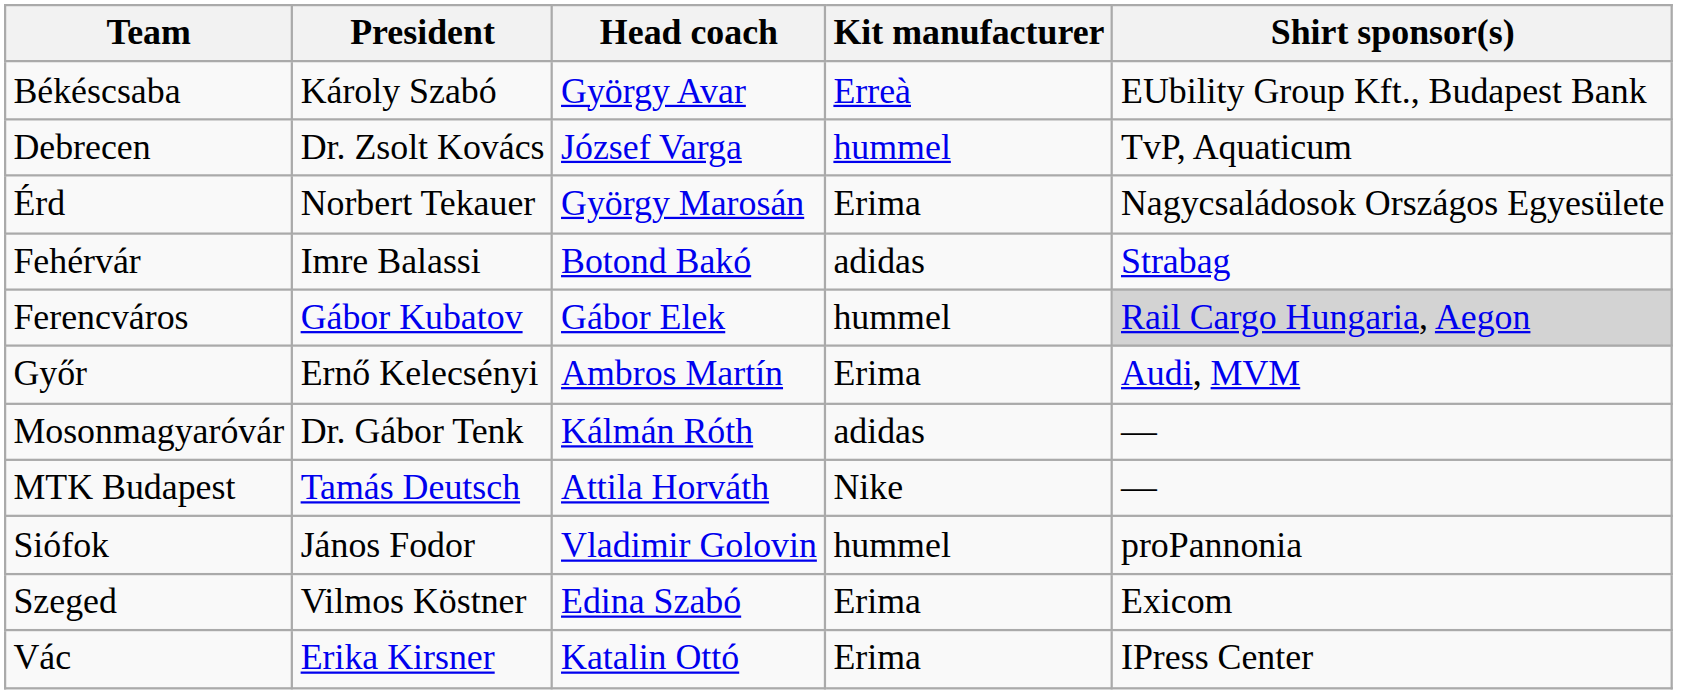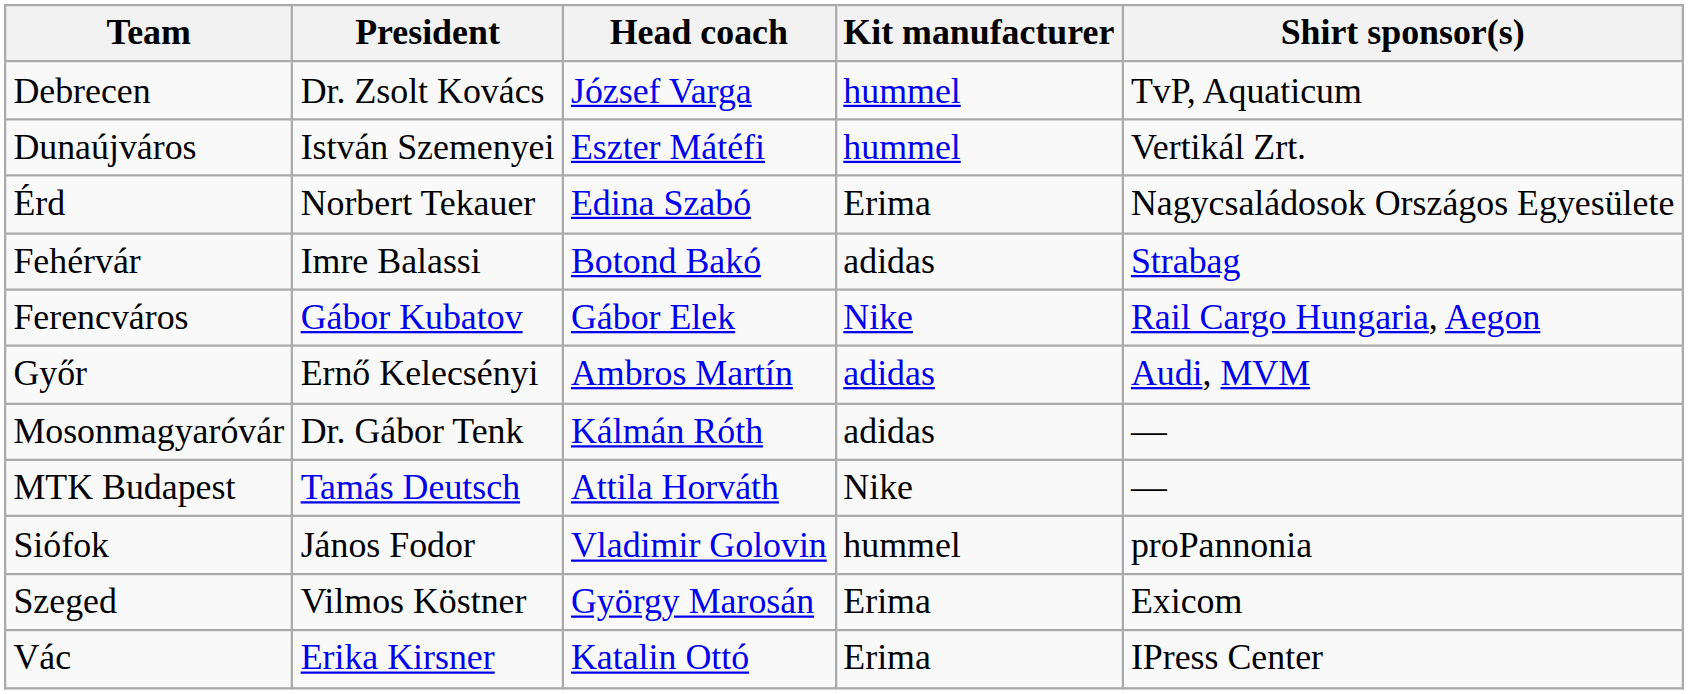- row: (97, 89)
+ row: (105, 146)
(683, 203) György Marosán -> (661, 203) Edina Szabó
(892, 317) hummel -> (878, 317) Nike
(1326, 317) lightgrey background -> (1336, 317) no background
(877, 373) Erima -> (889, 373) adidas
(651, 601) Edina Szabó -> (693, 601) György Marosán
